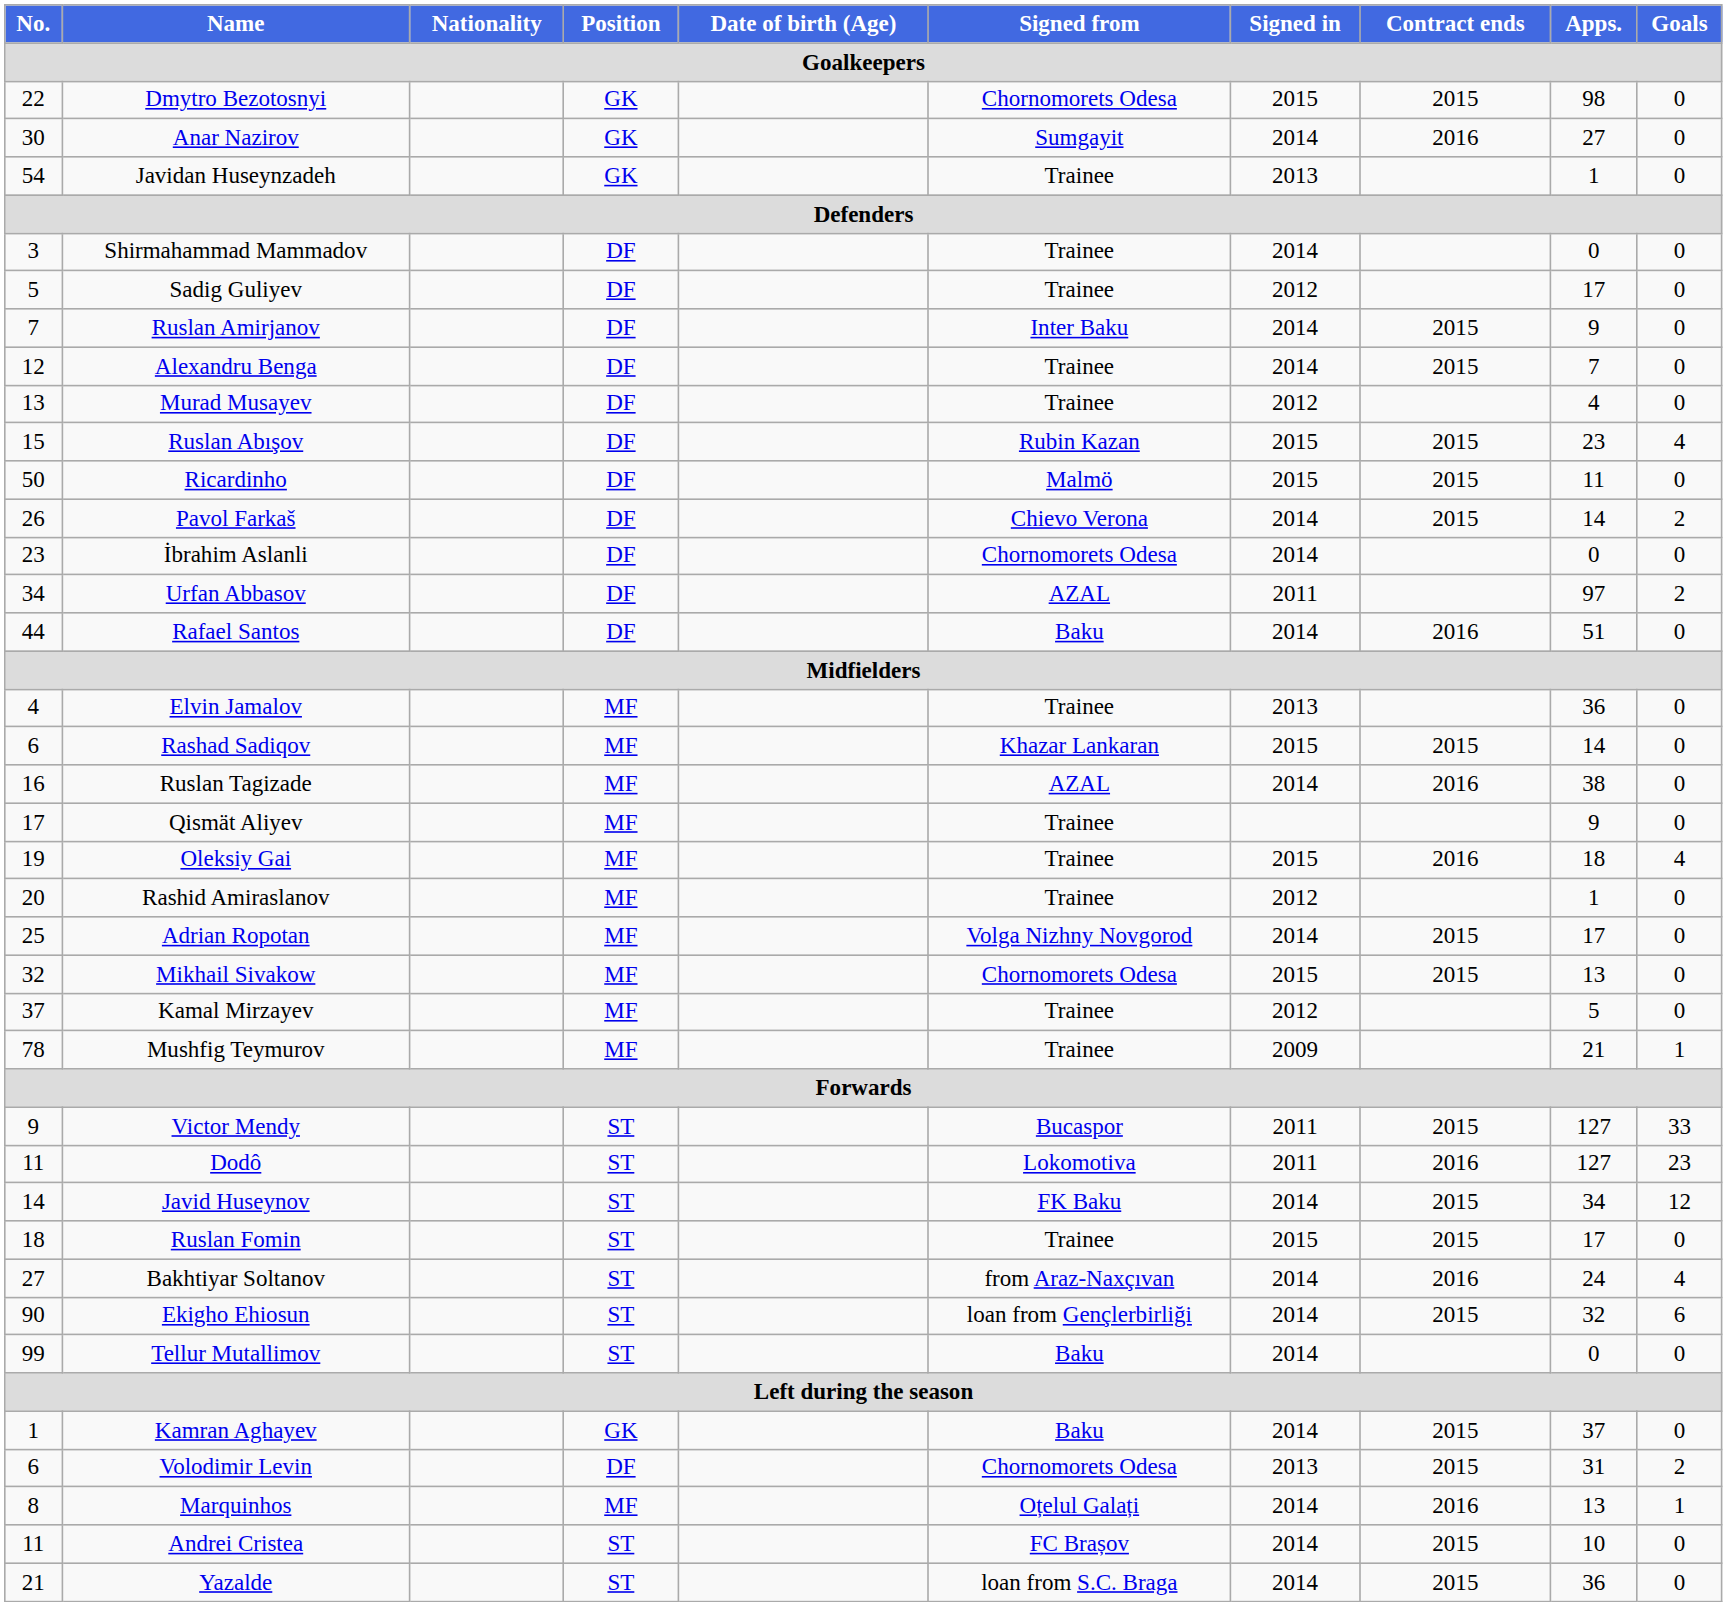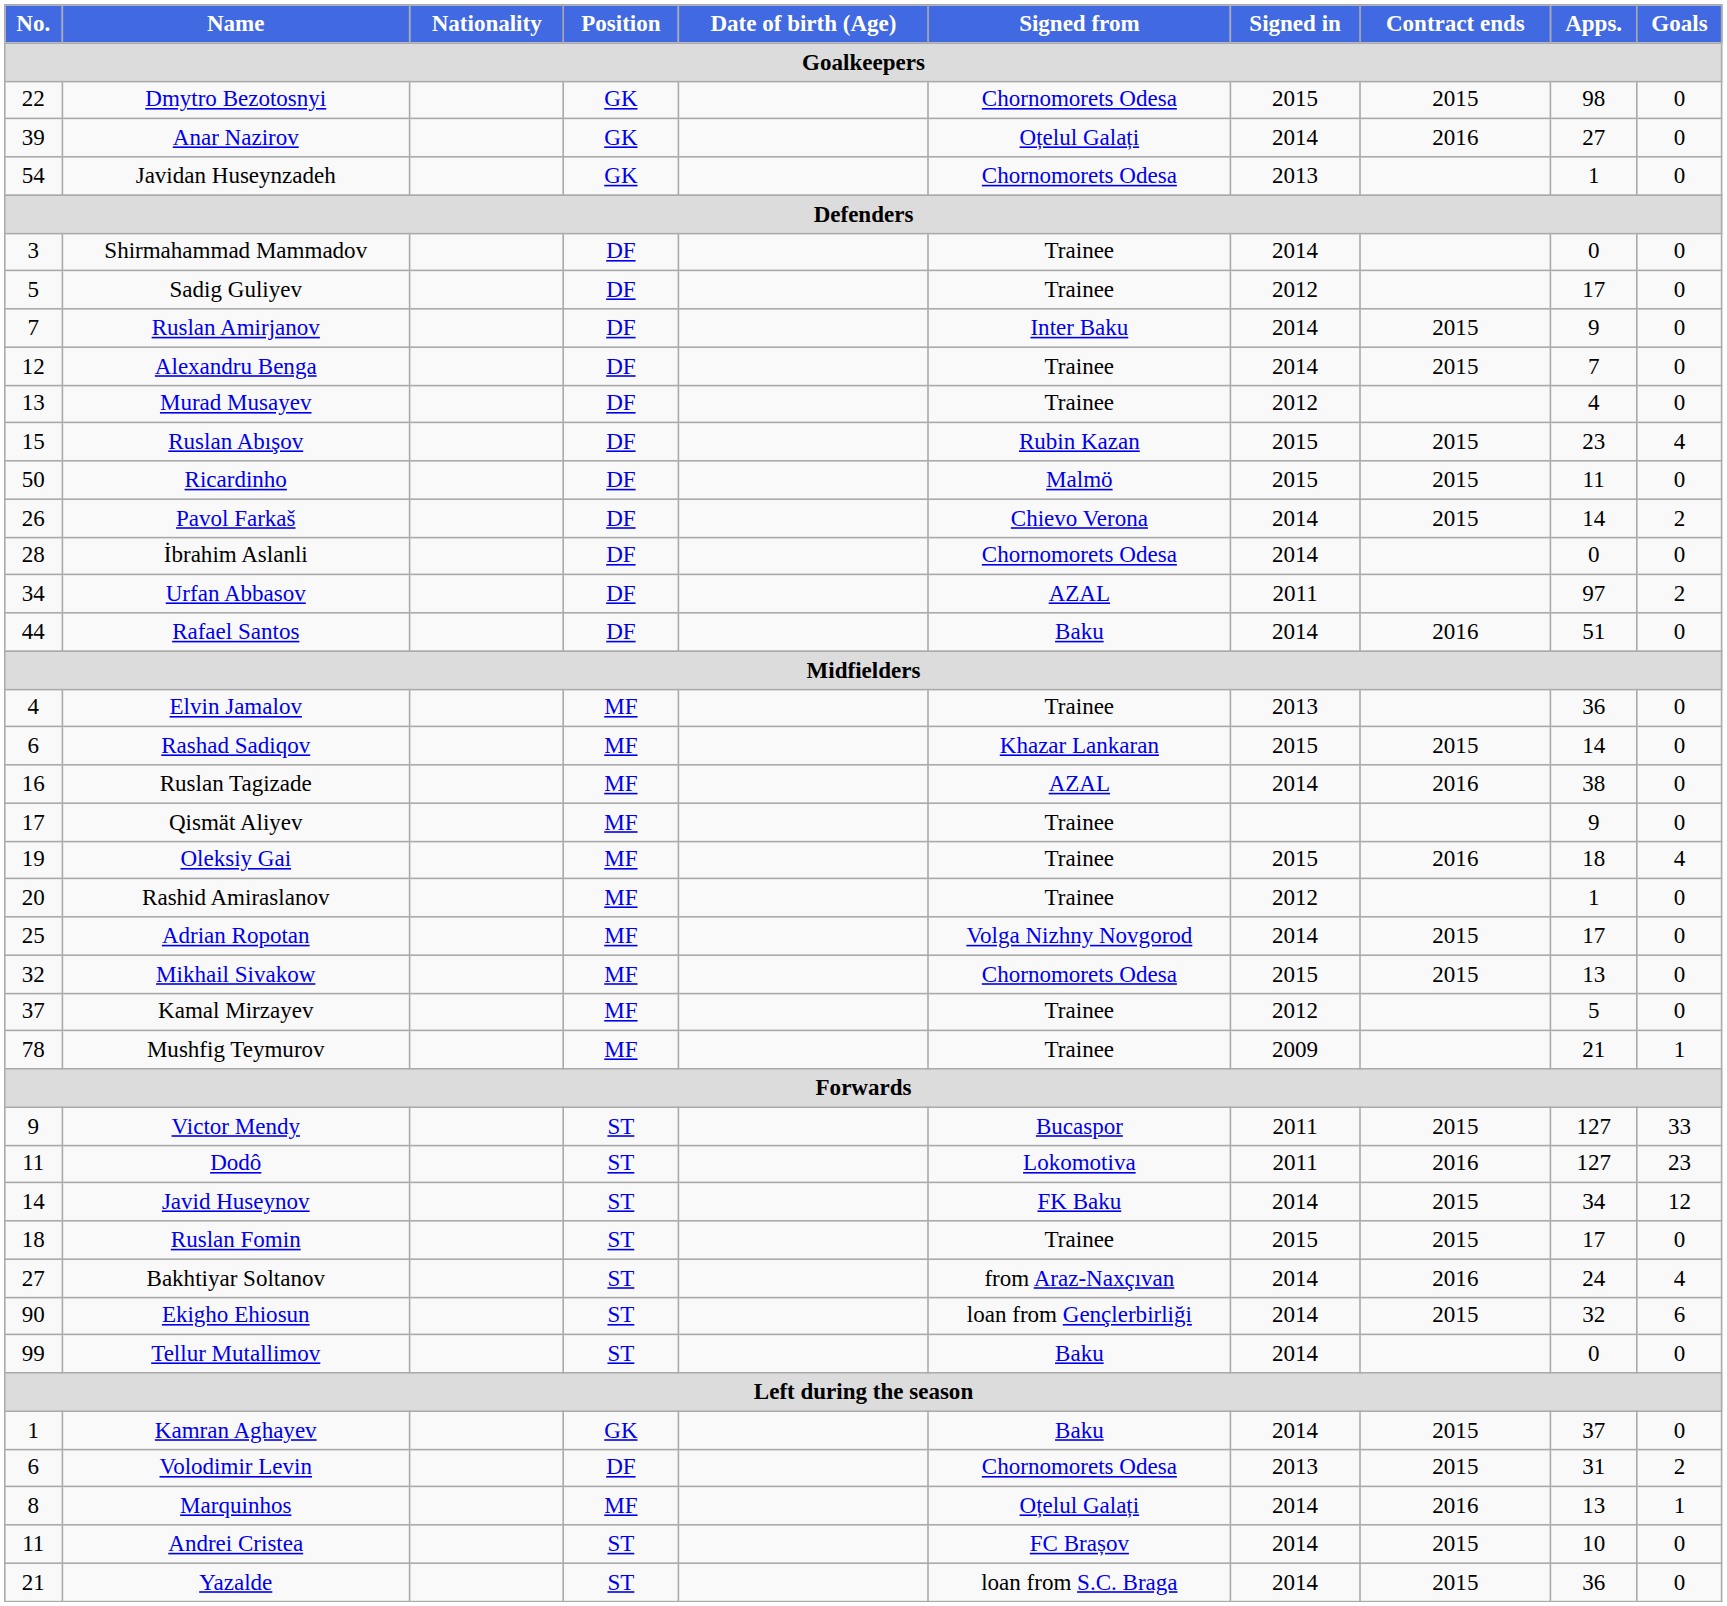(33, 137) 30 -> (33, 137) 39
(1079, 137) Sumgayit -> (1079, 137) Oțelul Galați
(1079, 175) Trainee -> (1079, 175) Chornomorets Odesa
(33, 555) 23 -> (33, 555) 28
